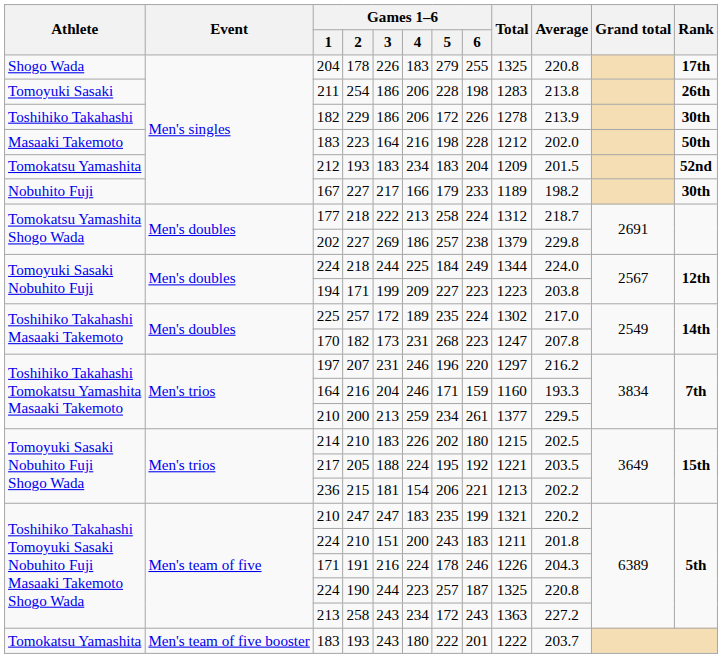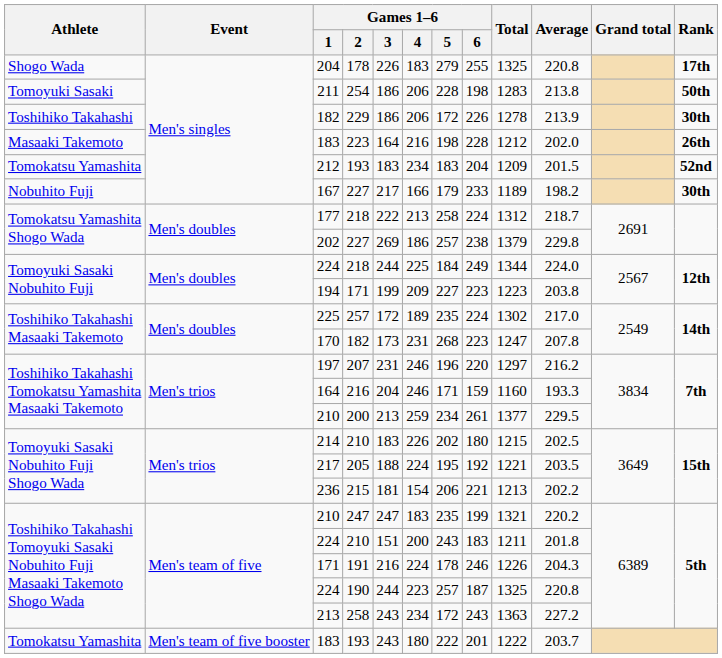(696, 92) 26th -> (696, 92) 50th
(696, 142) 50th -> (696, 142) 26th
